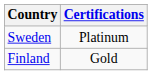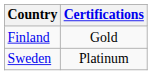rows swapped: (29, 59) <-> (29, 37)
